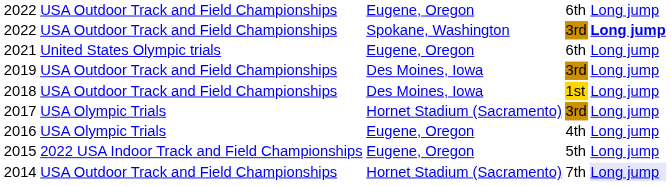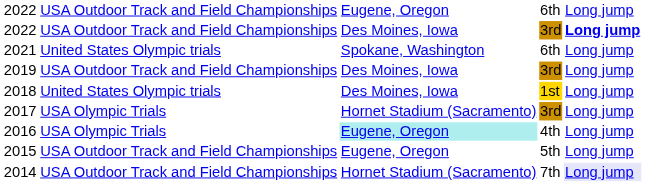(438, 30) Spokane, Washington -> (399, 30) Des Moines, Iowa
(420, 50) Eugene, Oregon -> (413, 50) Spokane, Washington
(189, 91) USA Outdoor Track and Field Championships -> (131, 91) United States Olympic trials
(420, 131) no background -> (395, 131) paleturquoise background
(201, 151) 2022 USA Indoor Track and Field Championships -> (189, 151) USA Outdoor Track and Field Championships
